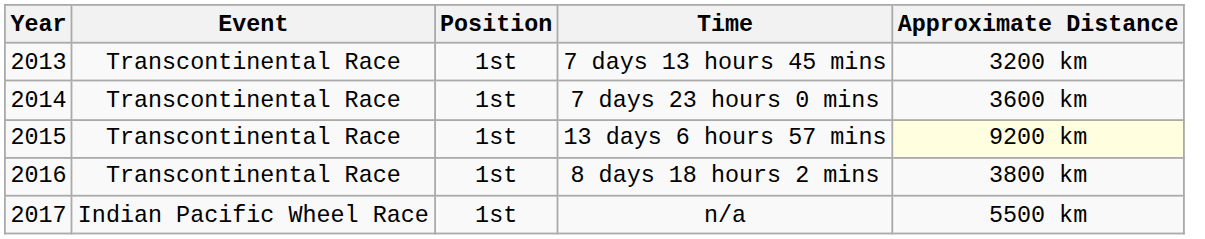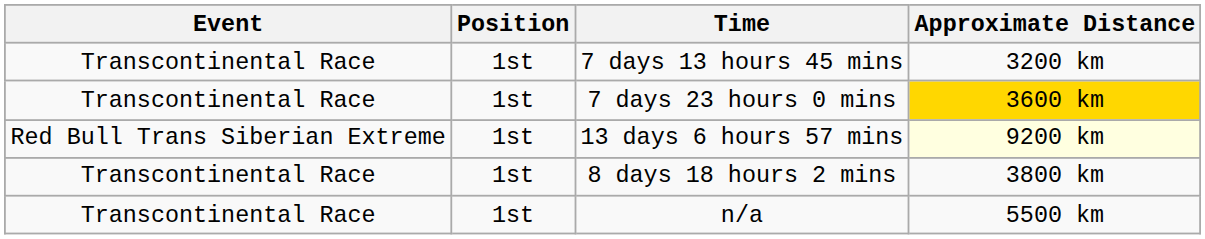- column: (39, 24)
(1038, 100) no background -> (1055, 100) gold background
(253, 138) Transcontinental Race -> (228, 138) Red Bull Trans Siberian Extreme
(253, 215) Indian Pacific Wheel Race -> (228, 215) Transcontinental Race
